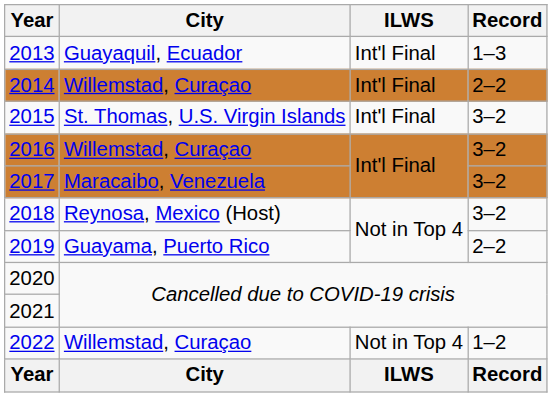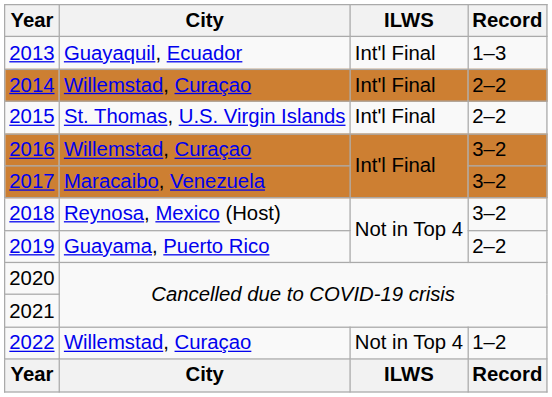(489, 117) 3–2 -> (489, 117) 2–2
